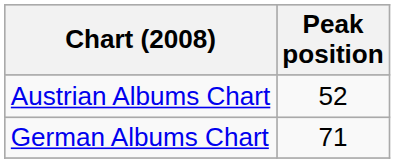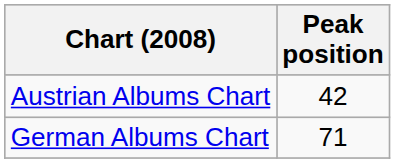(333, 95) 52 -> (333, 95) 42
